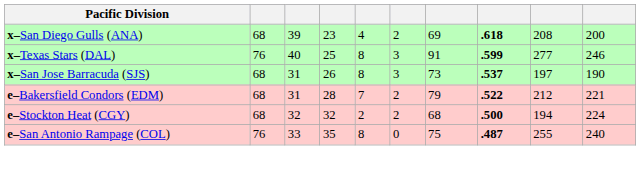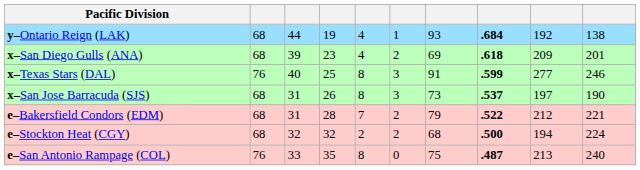+ row: (68, 34)
(543, 34) 208 -> (543, 54) 209
(595, 34) 200 -> (595, 54) 201
(543, 134) 255 -> (543, 154) 213
